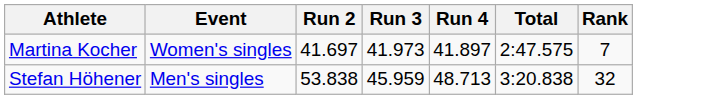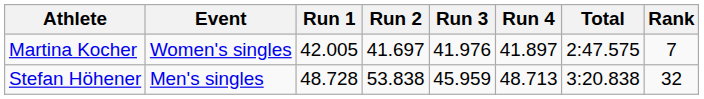+ column: (329, 19)
(396, 49) 41.973 -> (462, 49) 41.976
